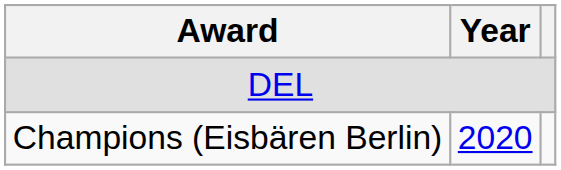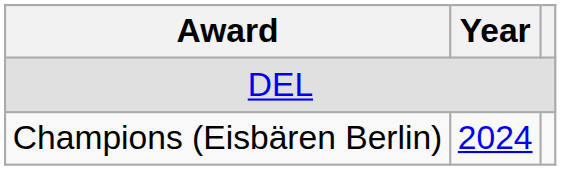(495, 137) 2020 -> (495, 137) 2024
